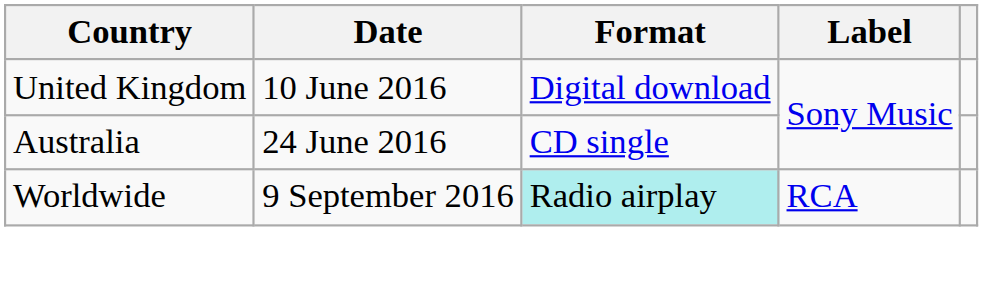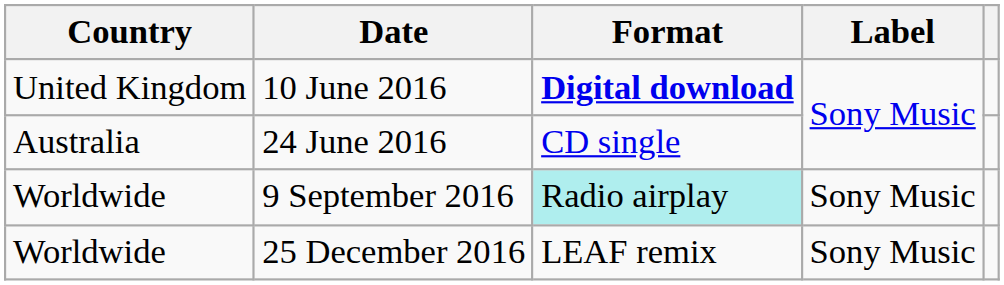(650, 86) normal -> (667, 86) bold
(822, 196) RCA -> (893, 196) Sony Music
+ row: (394, 251)
